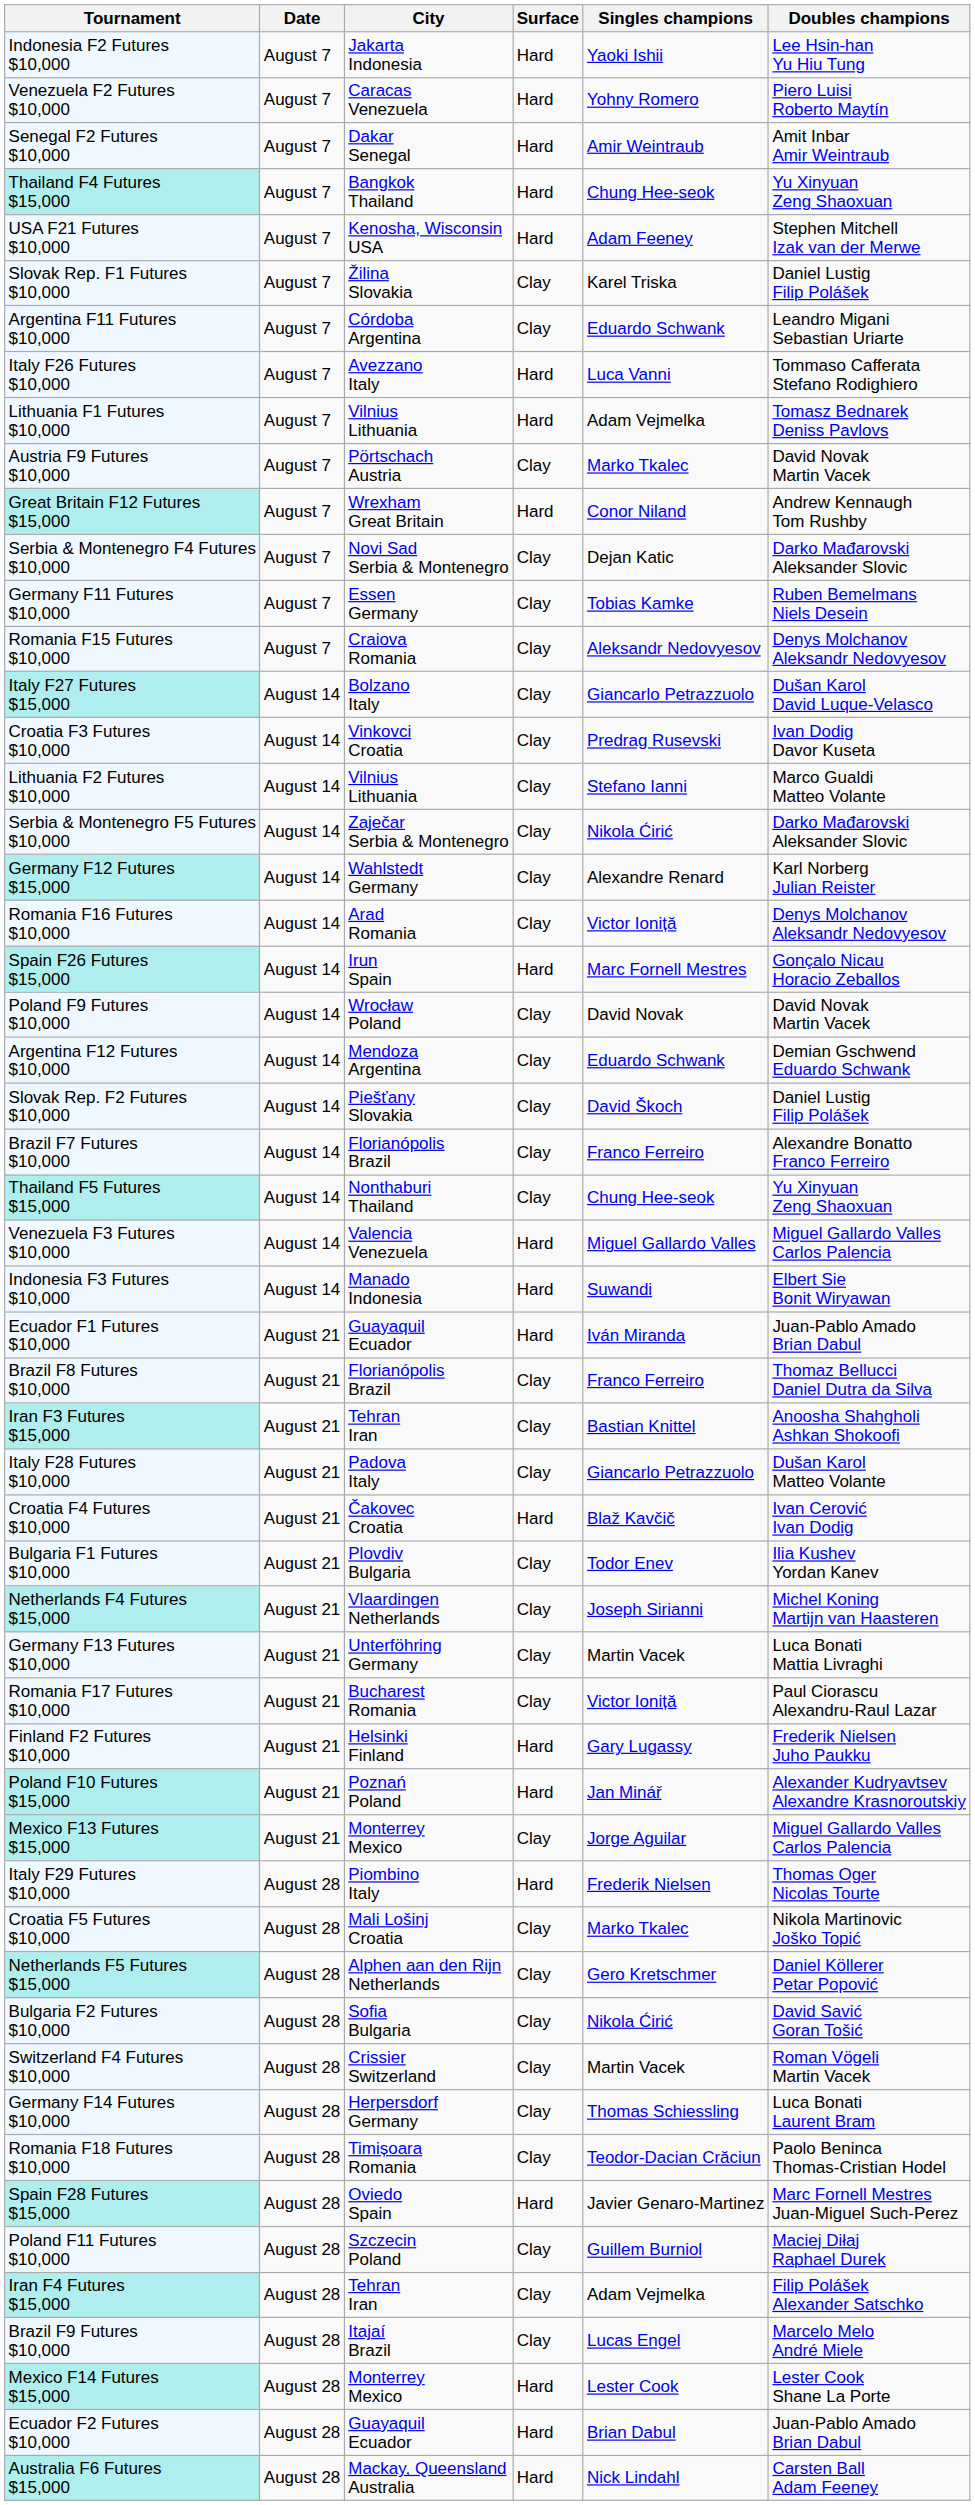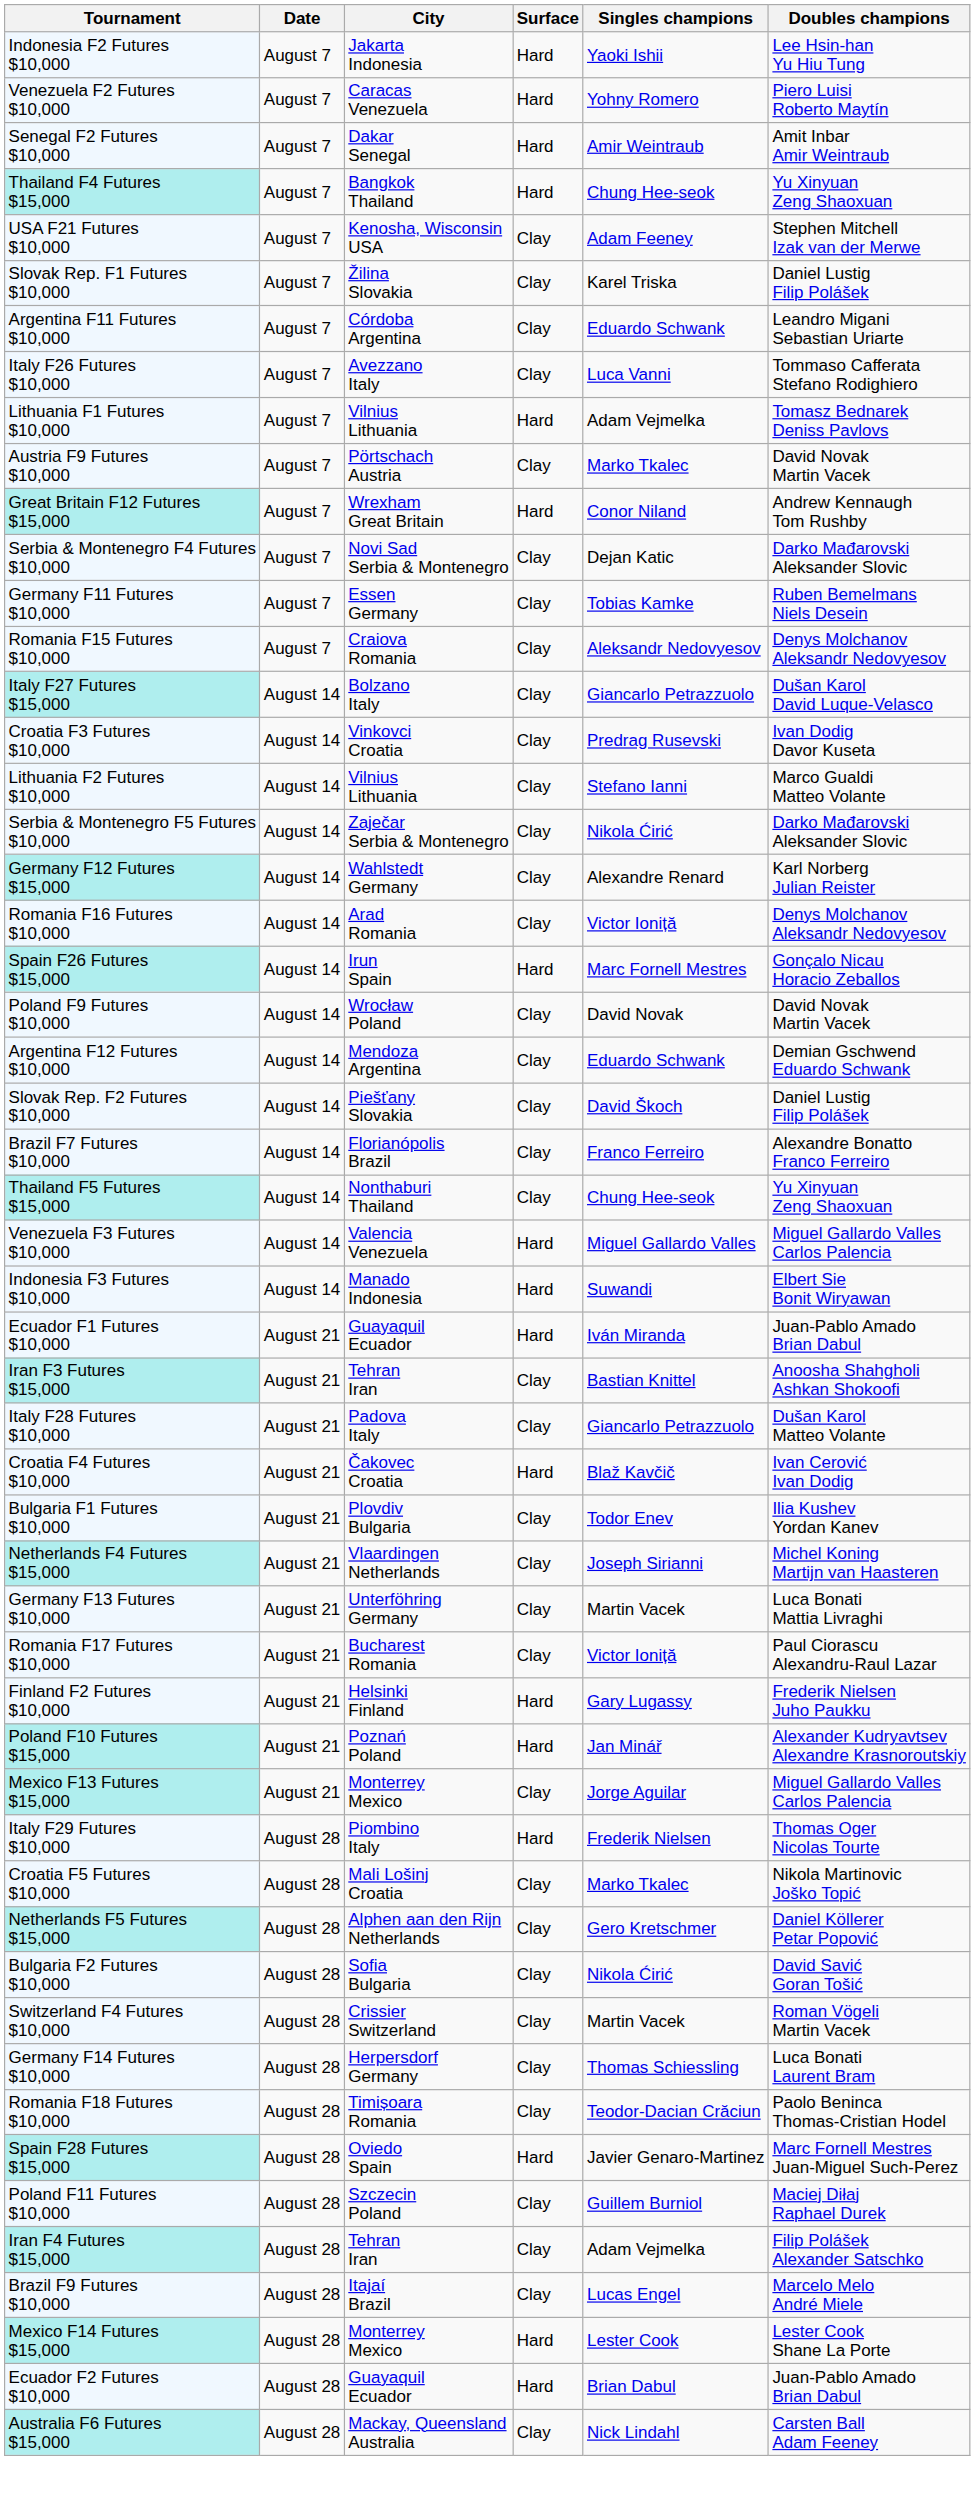(535, 238) Hard -> (534, 238) Clay
(535, 375) Hard -> (534, 375) Clay
- row: (73, 1381)
(535, 2478) Hard -> (534, 2432) Clay
